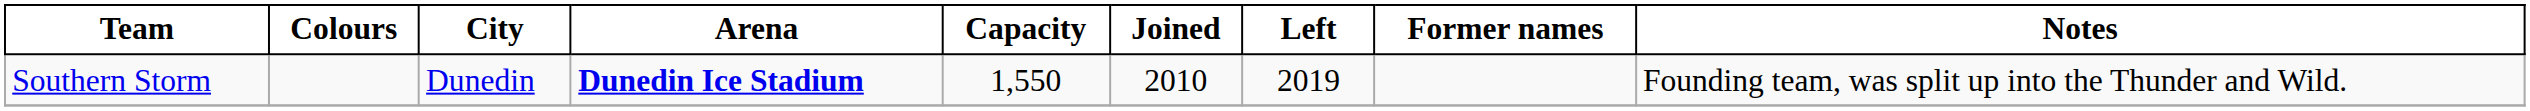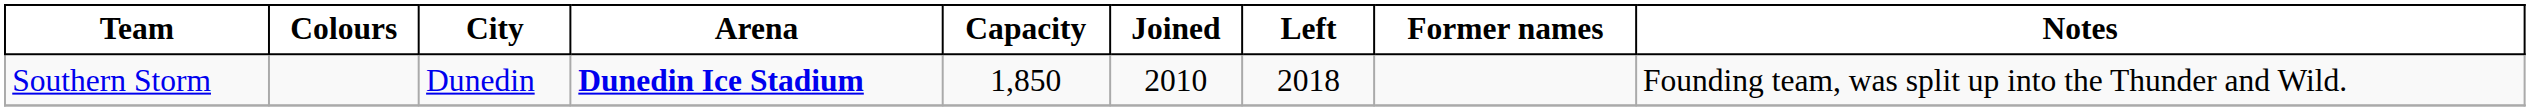(1026, 79) 1,550 -> (1026, 79) 1,850
(1309, 79) 2019 -> (1309, 79) 2018
